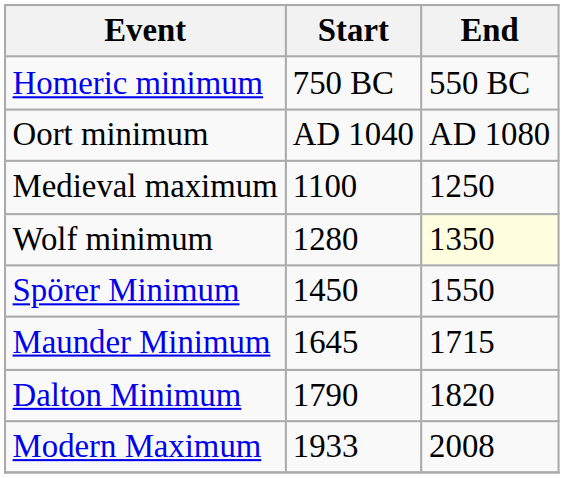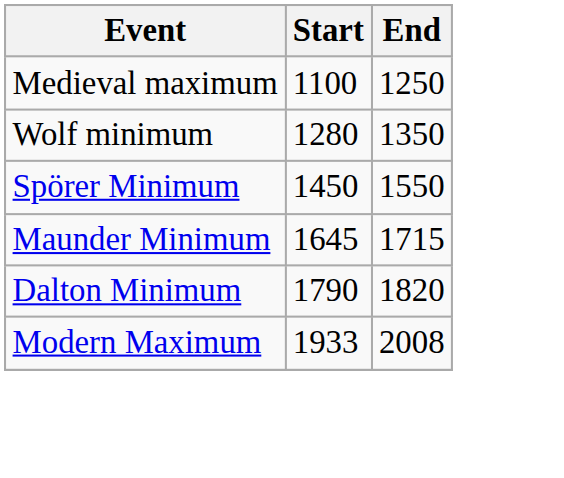- row: (138, 82)
- row: (111, 134)
(462, 238) lightyellow background -> (412, 134) no background
